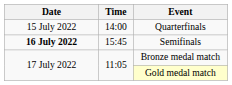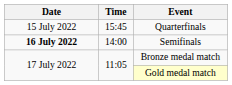(116, 27) 14:00 -> (116, 27) 15:45
(116, 42) 15:45 -> (116, 42) 14:00
